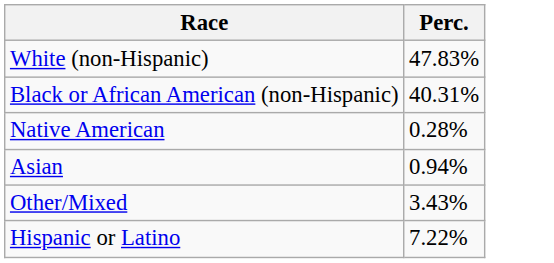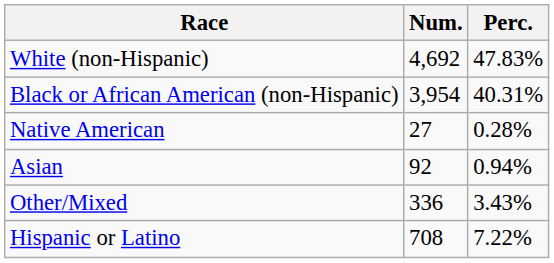+ column: (436, 22)
